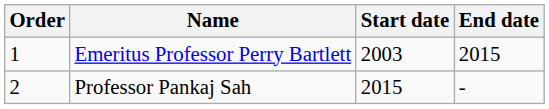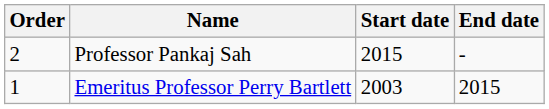rows swapped: (213, 53) <-> (163, 86)
